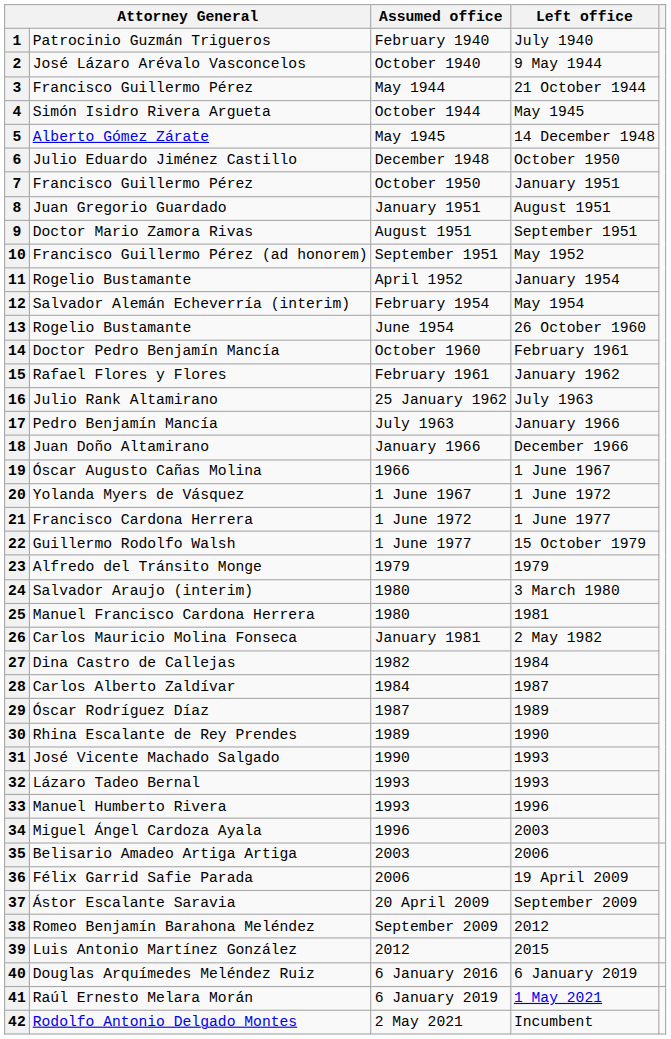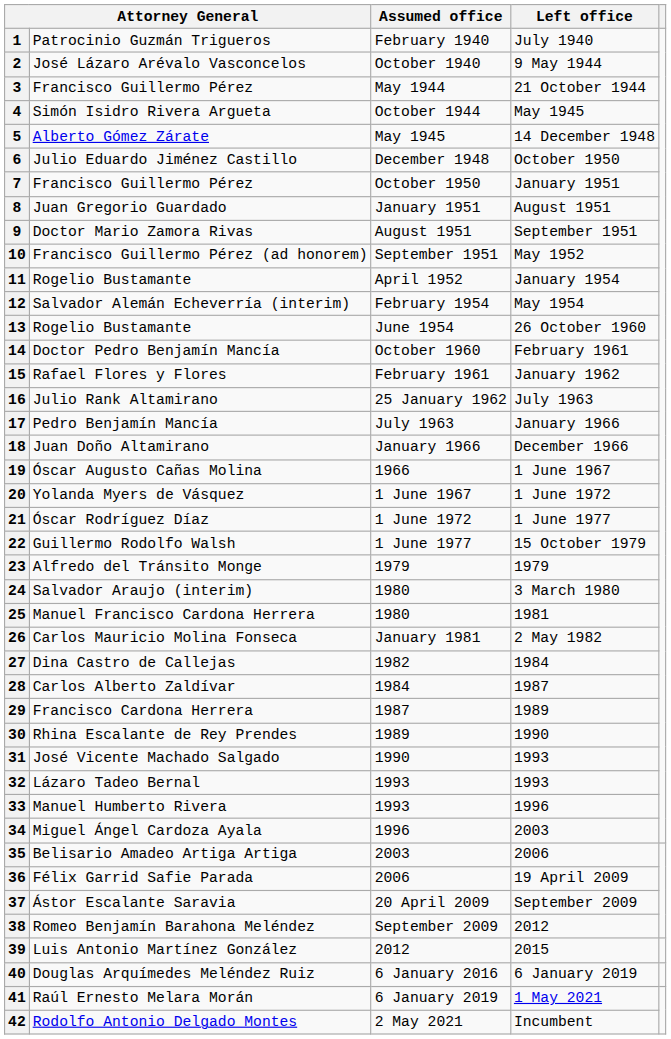(143, 519) Francisco Cardona Herrera -> (121, 519) Óscar Rodríguez Díaz
(121, 711) Óscar Rodríguez Díaz -> (143, 711) Francisco Cardona Herrera
